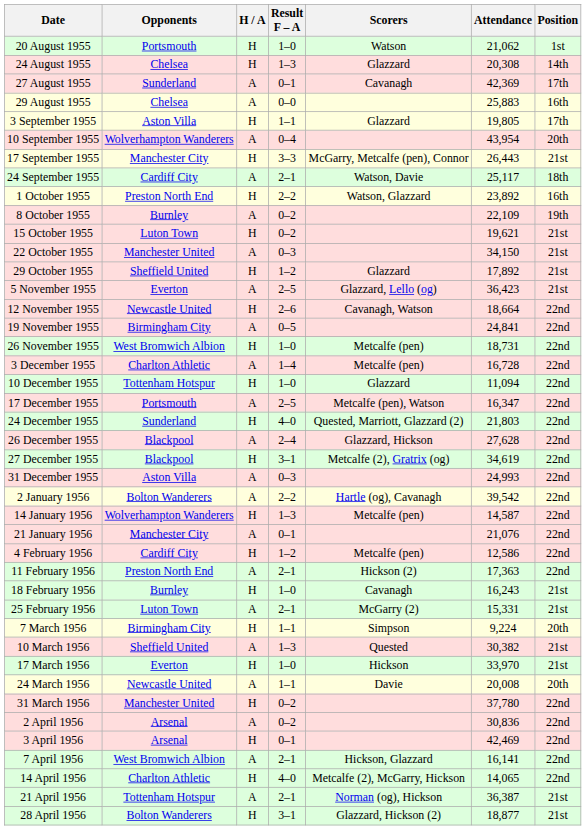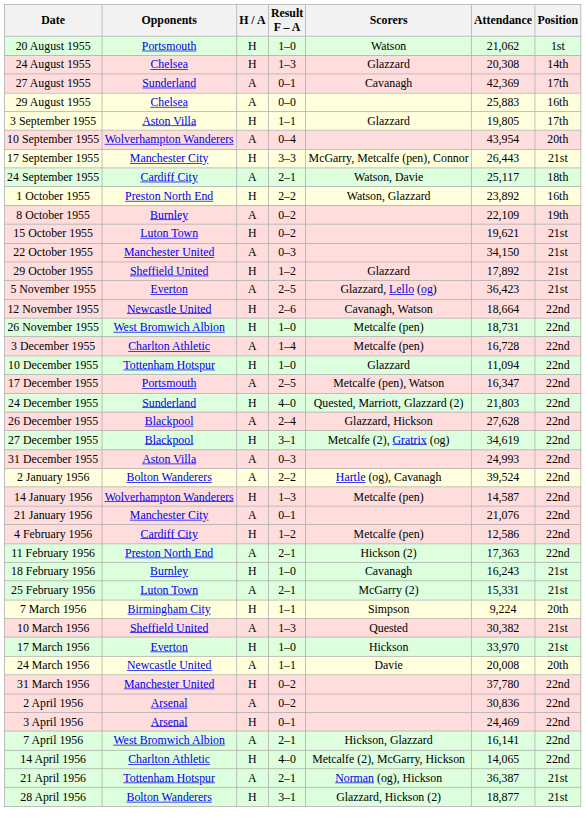- row: (53, 327)
(503, 496) 39,542 -> (503, 477) 39,524
(503, 740) 42,469 -> (503, 721) 24,469
